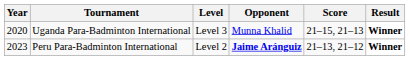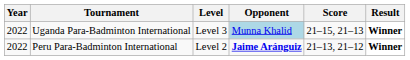(17, 30) 2020 -> (17, 30) 2022
(262, 30) no background -> (262, 30) lightblue background
(17, 47) 2023 -> (17, 47) 2022
